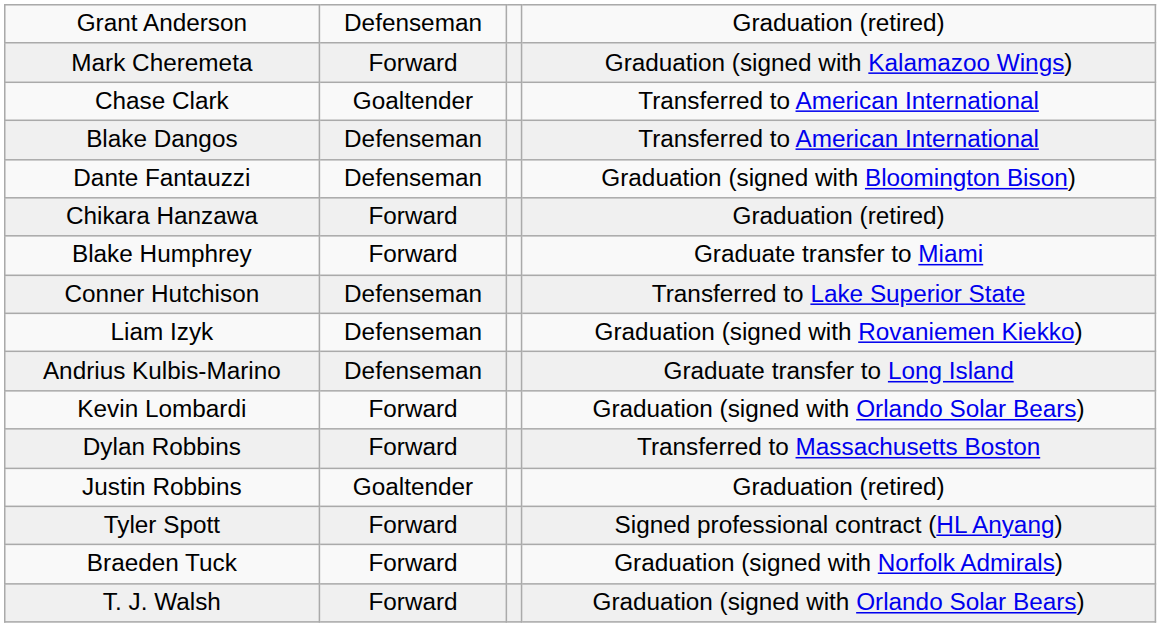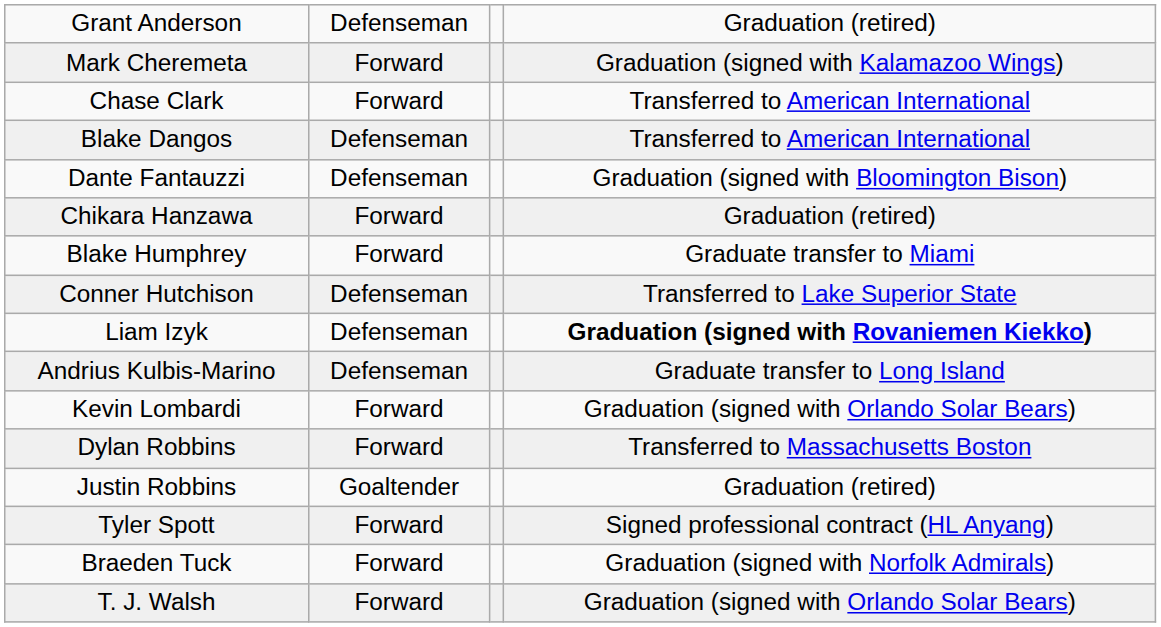(413, 100) Goaltender -> (399, 100) Forward
(839, 332) normal -> (830, 332) bold
